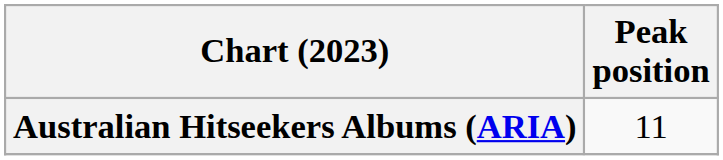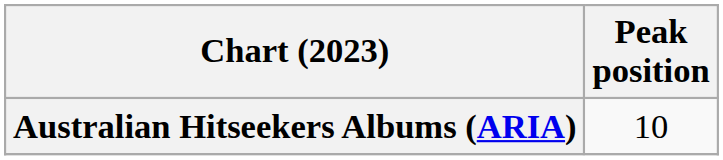(651, 125) 11 -> (651, 125) 10
